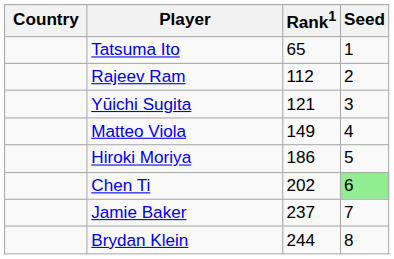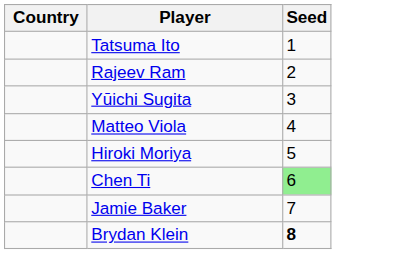- column: (311, 20)
(349, 239) normal -> (291, 235) bold
